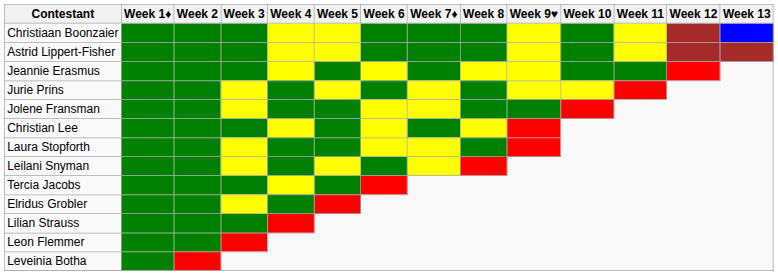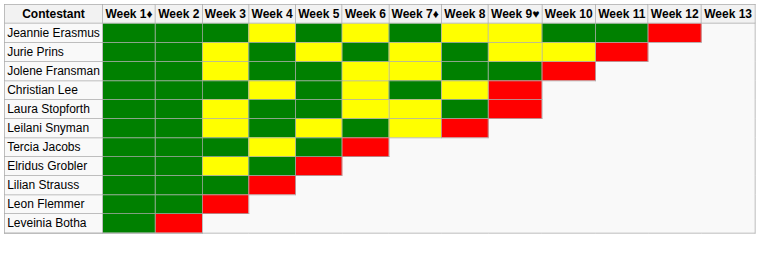- row: (63, 33)
- row: (61, 52)
